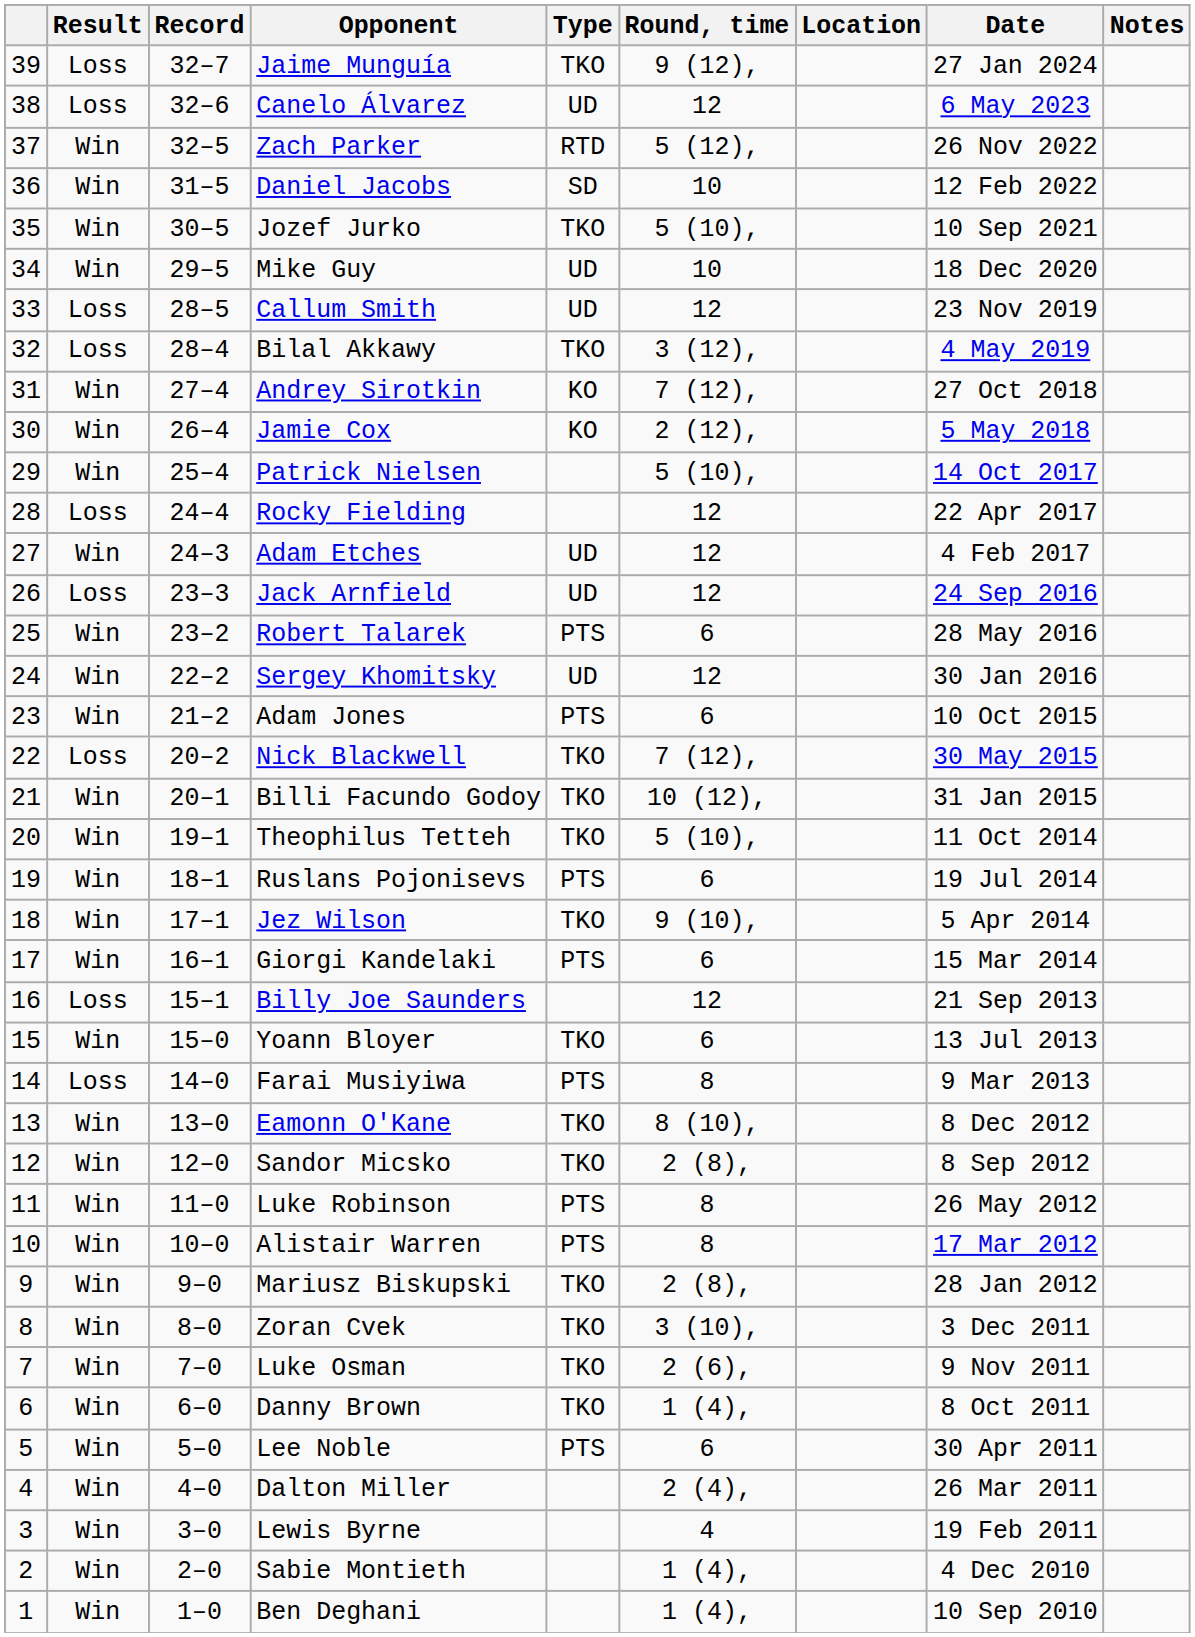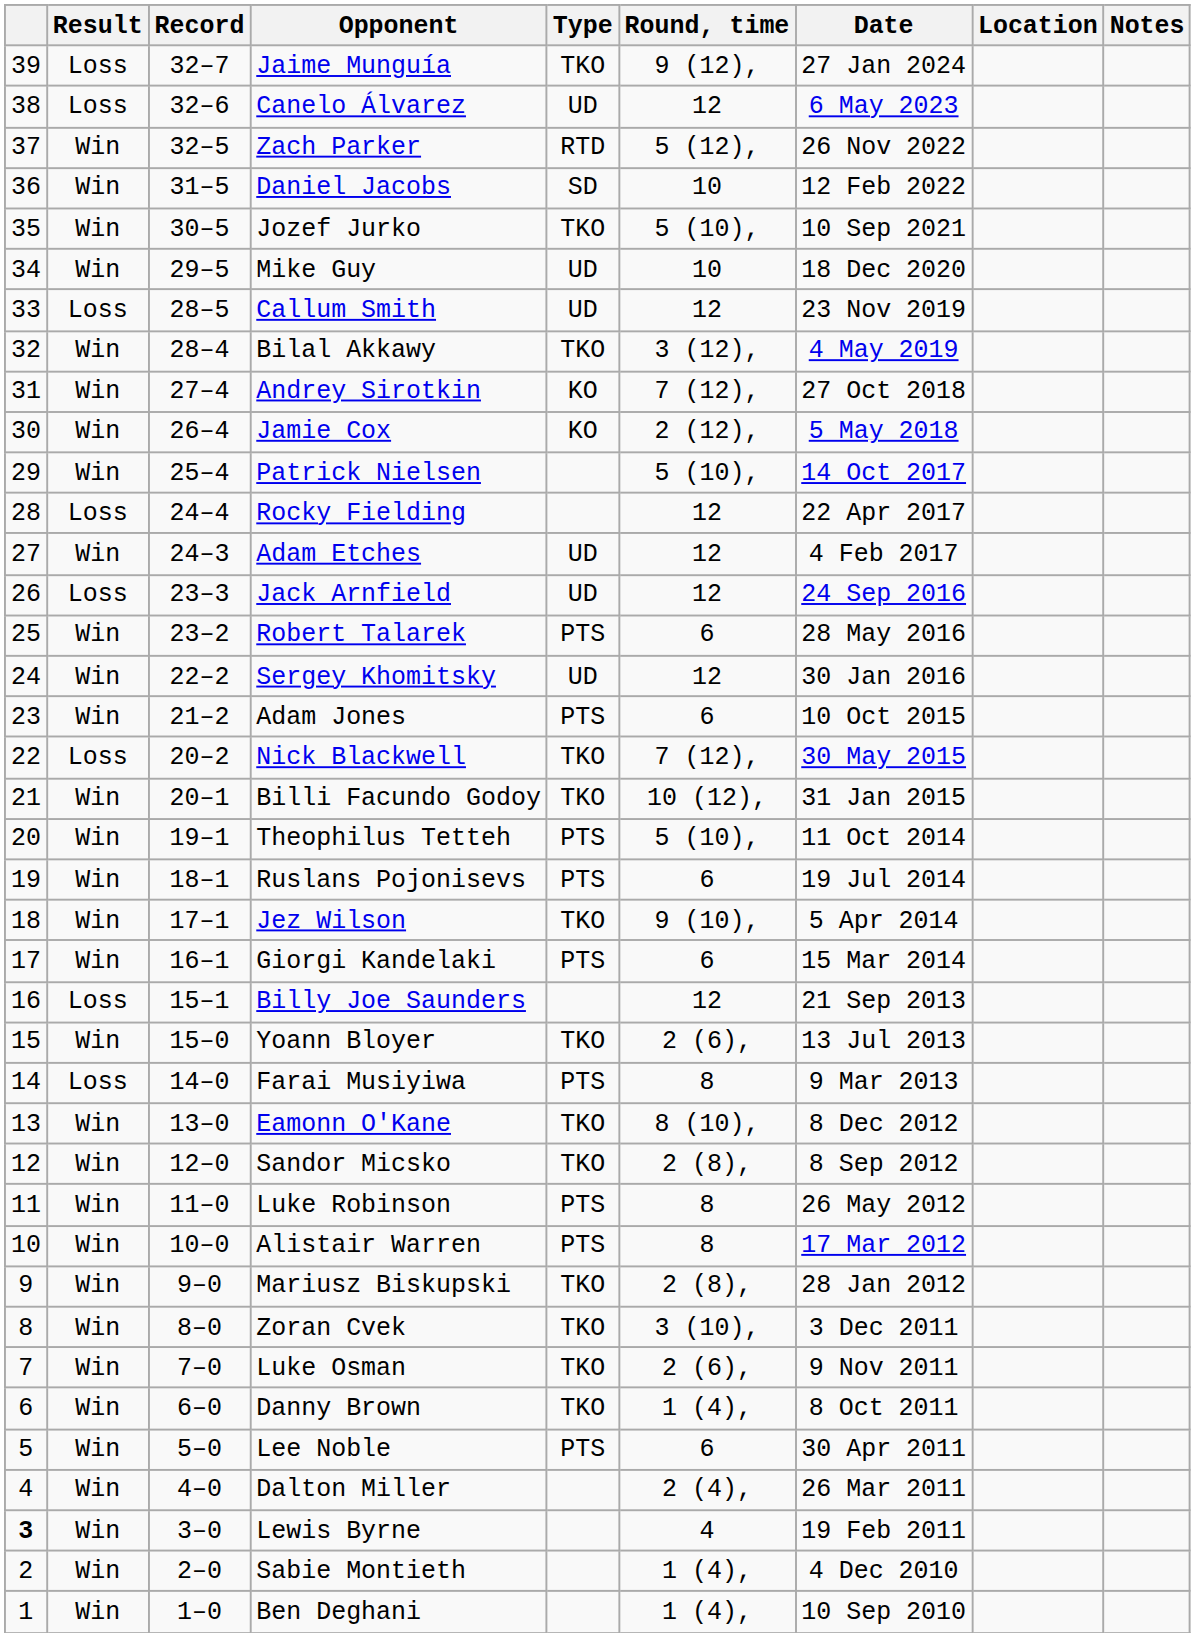columns swapped: (1015, 25) <-> (861, 25)
(98, 351) Loss -> (98, 351) Win
(583, 839) TKO -> (583, 839) PTS
(707, 1042) 6 -> (707, 1042) 2 (6),
(26, 1530) normal -> (26, 1530) bold
